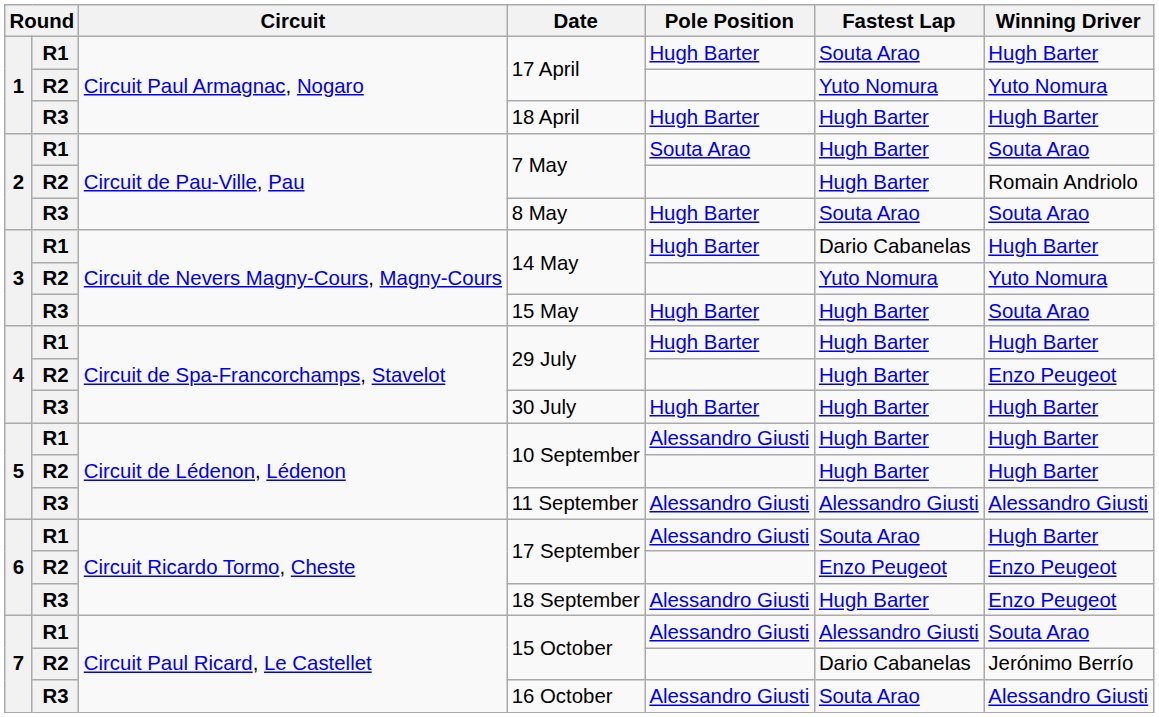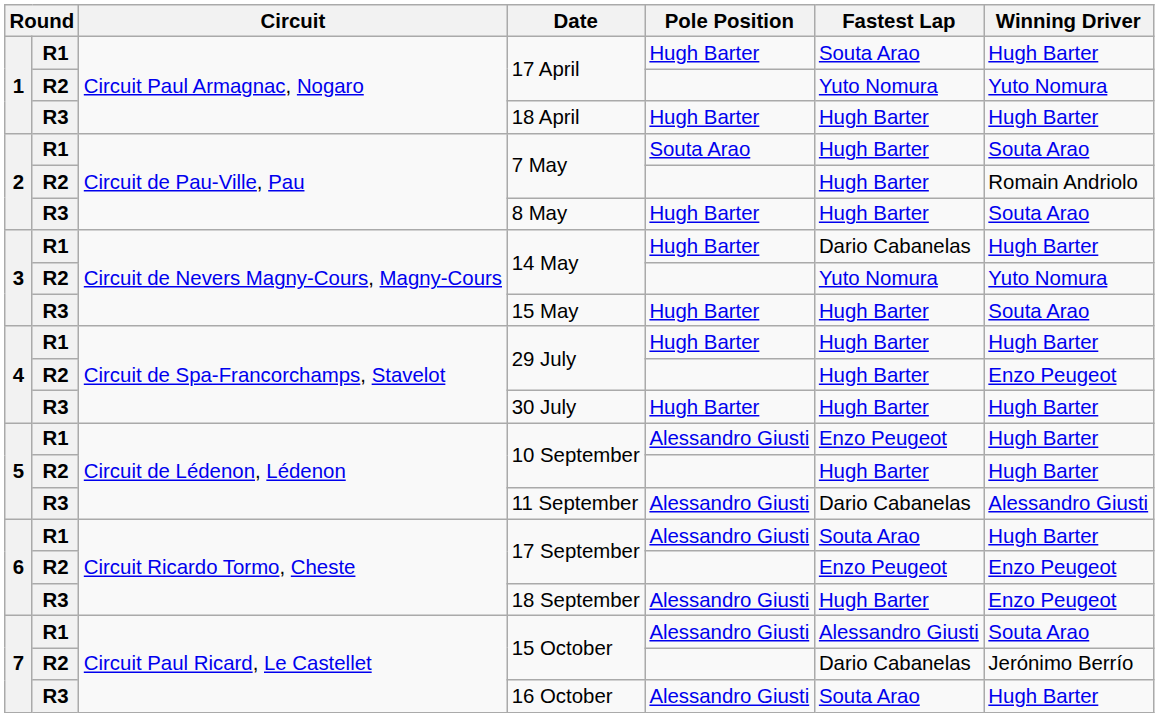(869, 213) Souta Arao -> (874, 213) Hugh Barter
(874, 438) Hugh Barter -> (883, 438) Enzo Peugeot
(899, 503) Alessandro Giusti -> (895, 503) Dario Cabanelas
(1068, 696) Alessandro Giusti -> (1043, 696) Hugh Barter
